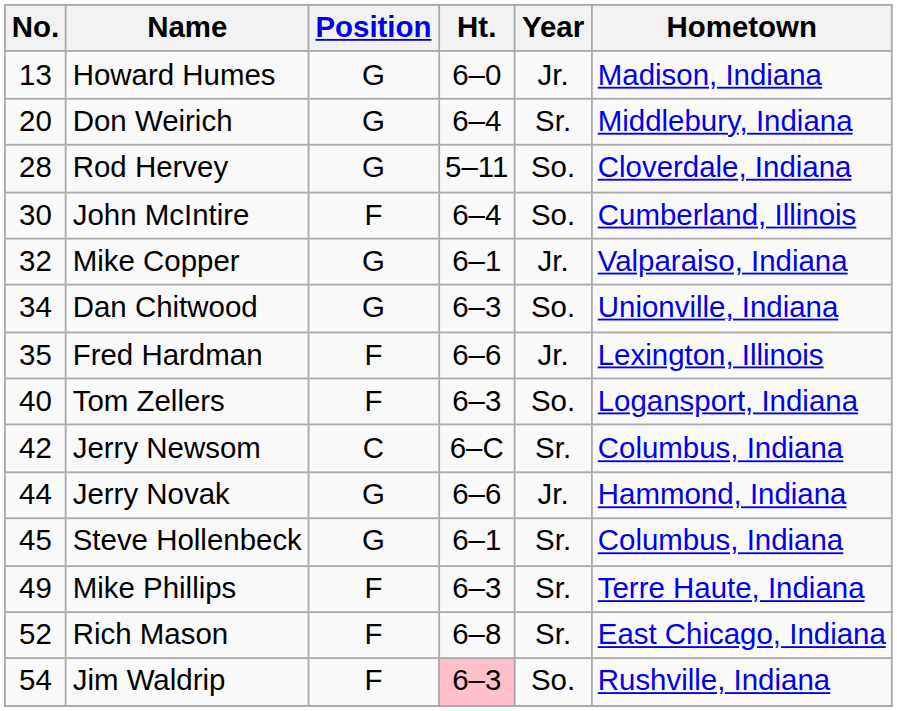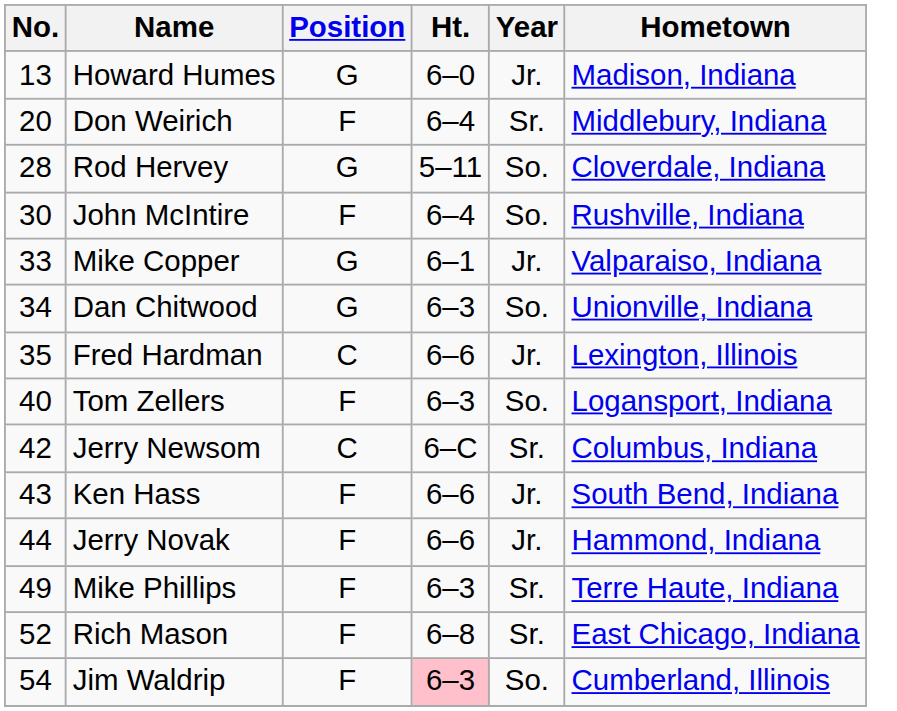(373, 121) G -> (347, 121) F
(727, 214) Cumberland, Illinois -> (688, 214) Rushville, Indiana
(35, 261) 32 -> (35, 261) 33
(373, 354) F -> (347, 354) C
+ row: (137, 494)
(373, 494) G -> (347, 541) F
- row: (187, 541)
(714, 681) Rushville, Indiana -> (701, 681) Cumberland, Illinois
